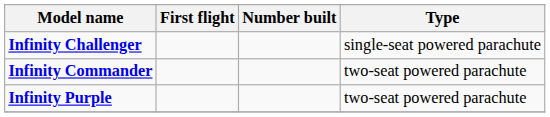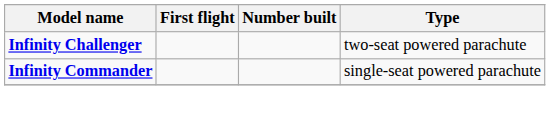(442, 45) single-seat powered parachute -> (435, 45) two-seat powered parachute
(435, 71) two-seat powered parachute -> (442, 71) single-seat powered parachute
- row: (60, 98)
